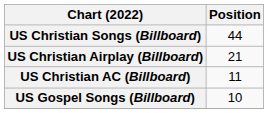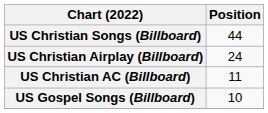(235, 56) 21 -> (235, 56) 24
